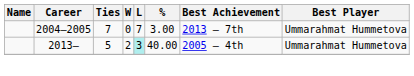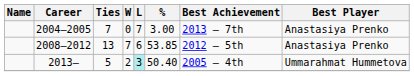(346, 29) Ummarahmat Hummetova -> (337, 29) Anastasiya Prenko
+ row: (64, 46)
(162, 46) 40.00 -> (162, 62) 50.40
